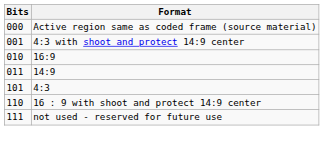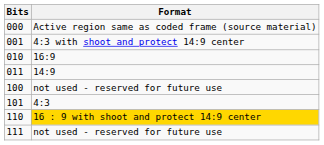+ row: (15, 87)
(147, 102) no background -> (147, 117) gold background
